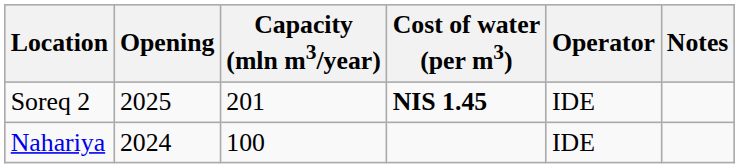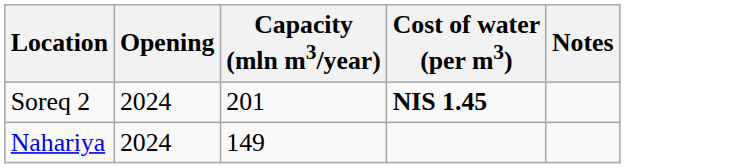- column: (603, 42)
(146, 101) 2025 -> (146, 101) 2024
(246, 142) 100 -> (246, 142) 149
